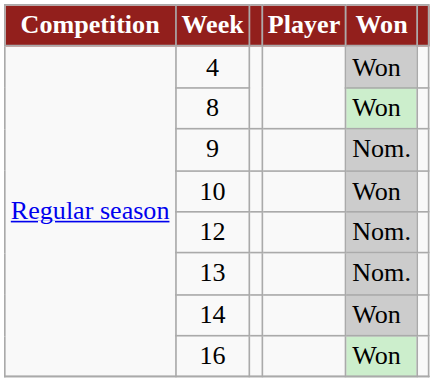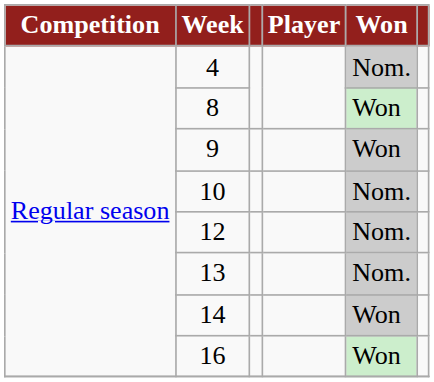(377, 66) Won -> (382, 66) Nom.
(382, 149) Nom. -> (377, 149) Won
(377, 190) Won -> (382, 190) Nom.
